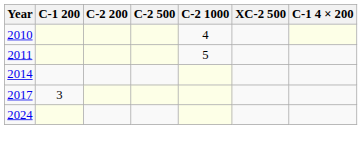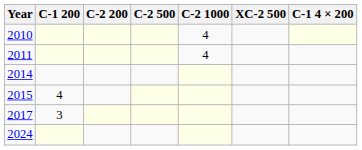(205, 54) 5 -> (205, 54) 4
+ row: (20, 94)
